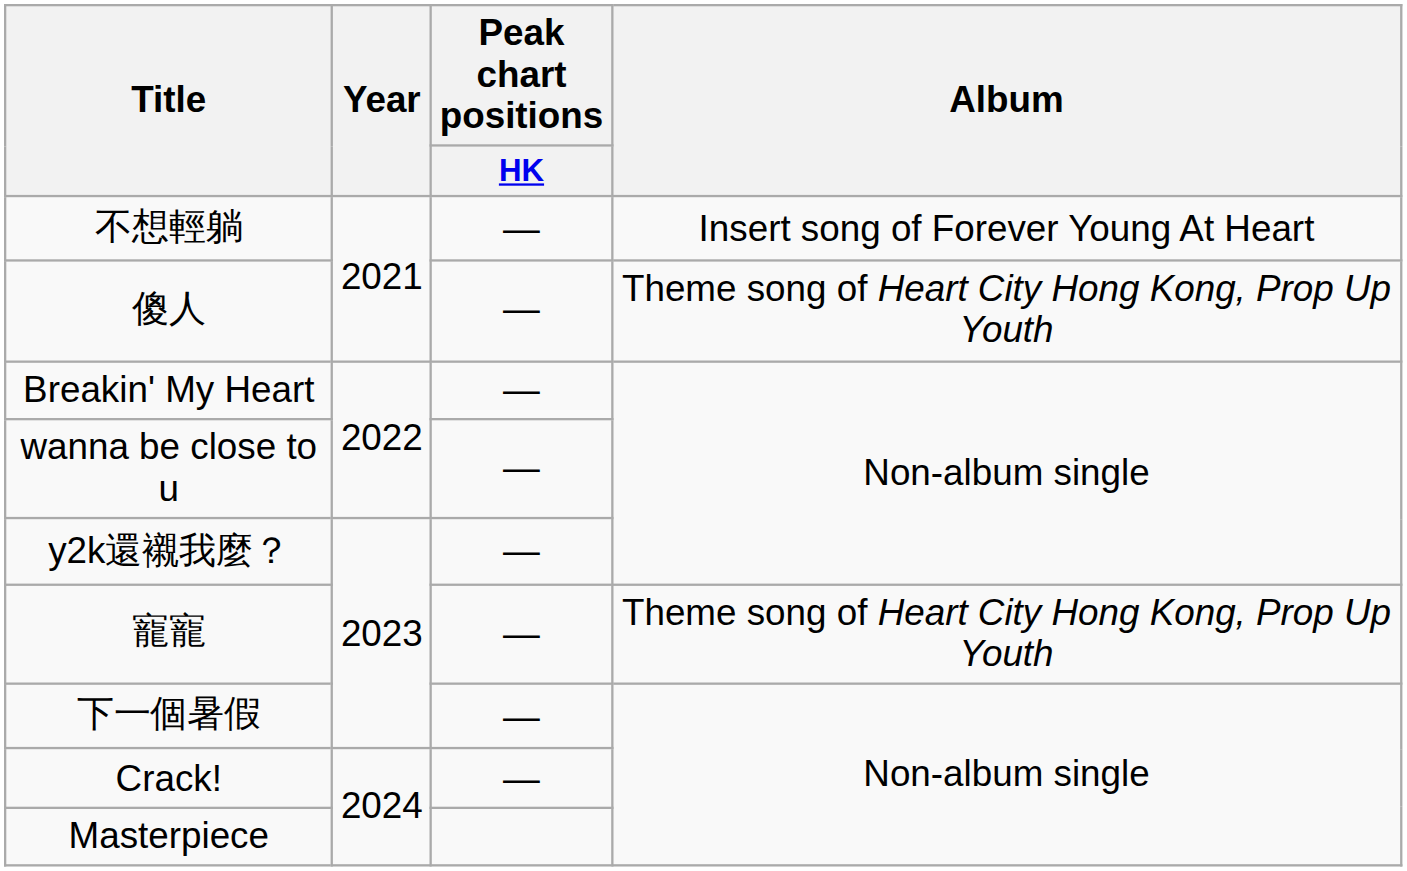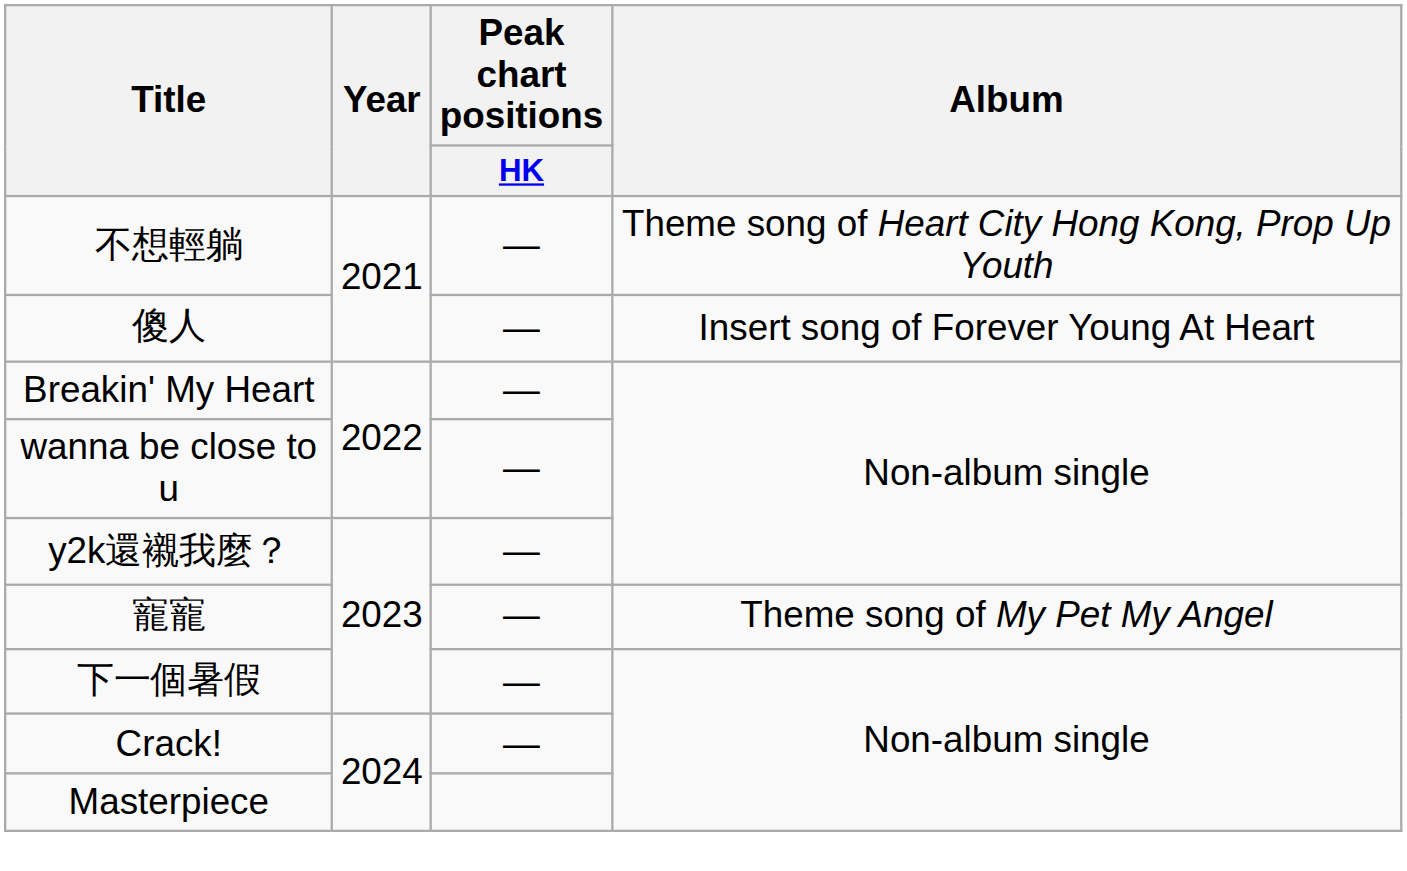(1006, 227) Insert song of Forever Young At Heart -> (1006, 244) Theme song of Heart City Hong Kong, Prop Up Youth
(1006, 310) Theme song of Heart City Hong Kong, Prop Up Youth -> (1006, 327) Insert song of Forever Young At Heart
(1006, 633) Theme song of Heart City Hong Kong, Prop Up Youth -> (1006, 616) Theme song of My Pet My Angel
